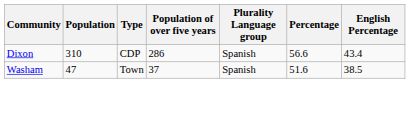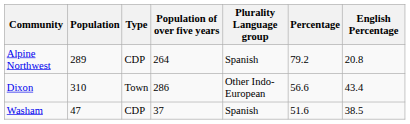+ row: (29, 59)
(130, 53) CDP -> (136, 87) Town
(239, 53) Spanish -> (250, 87) Other Indo-European
(132, 70) Town -> (135, 110) CDP
